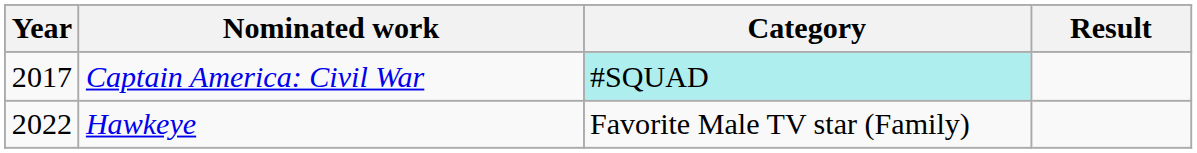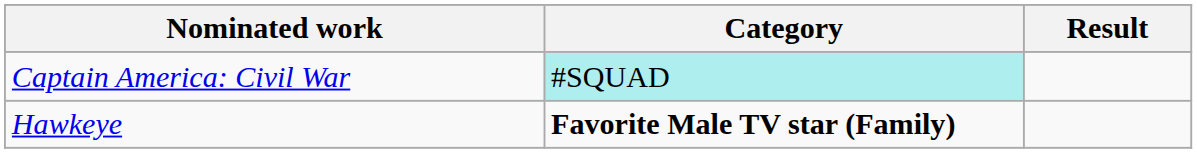- column: (42, 28)
(780, 123) normal -> (753, 123) bold
